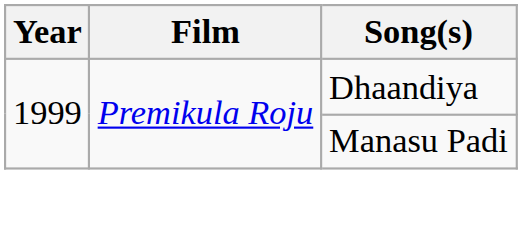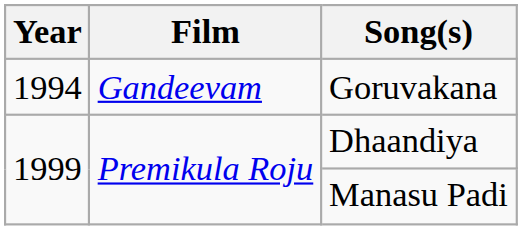+ row: (413, 86)
